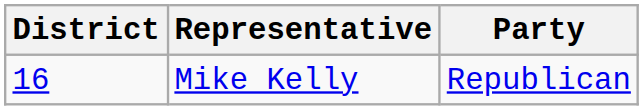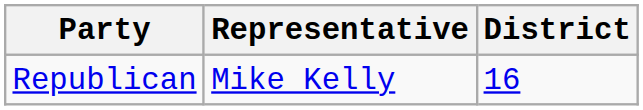columns swapped: (86, 30) <-> (539, 30)
